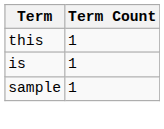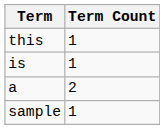+ row: (13, 88)
